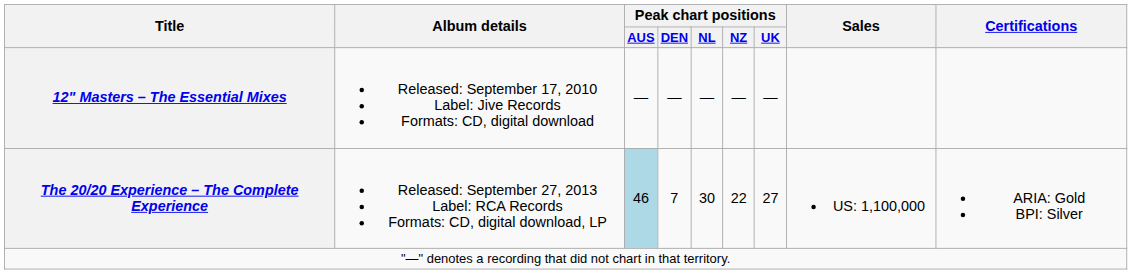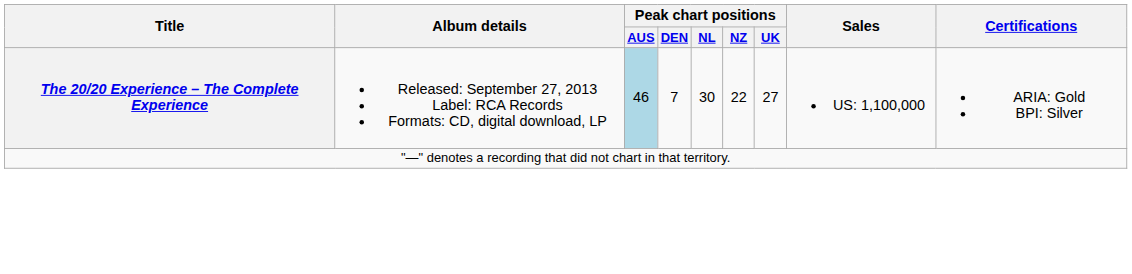- row: (170, 97)
